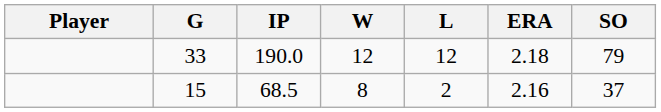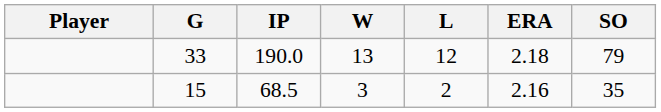(363, 55) 12 -> (363, 55) 13
(363, 90) 8 -> (363, 90) 3
(613, 90) 37 -> (613, 90) 35
